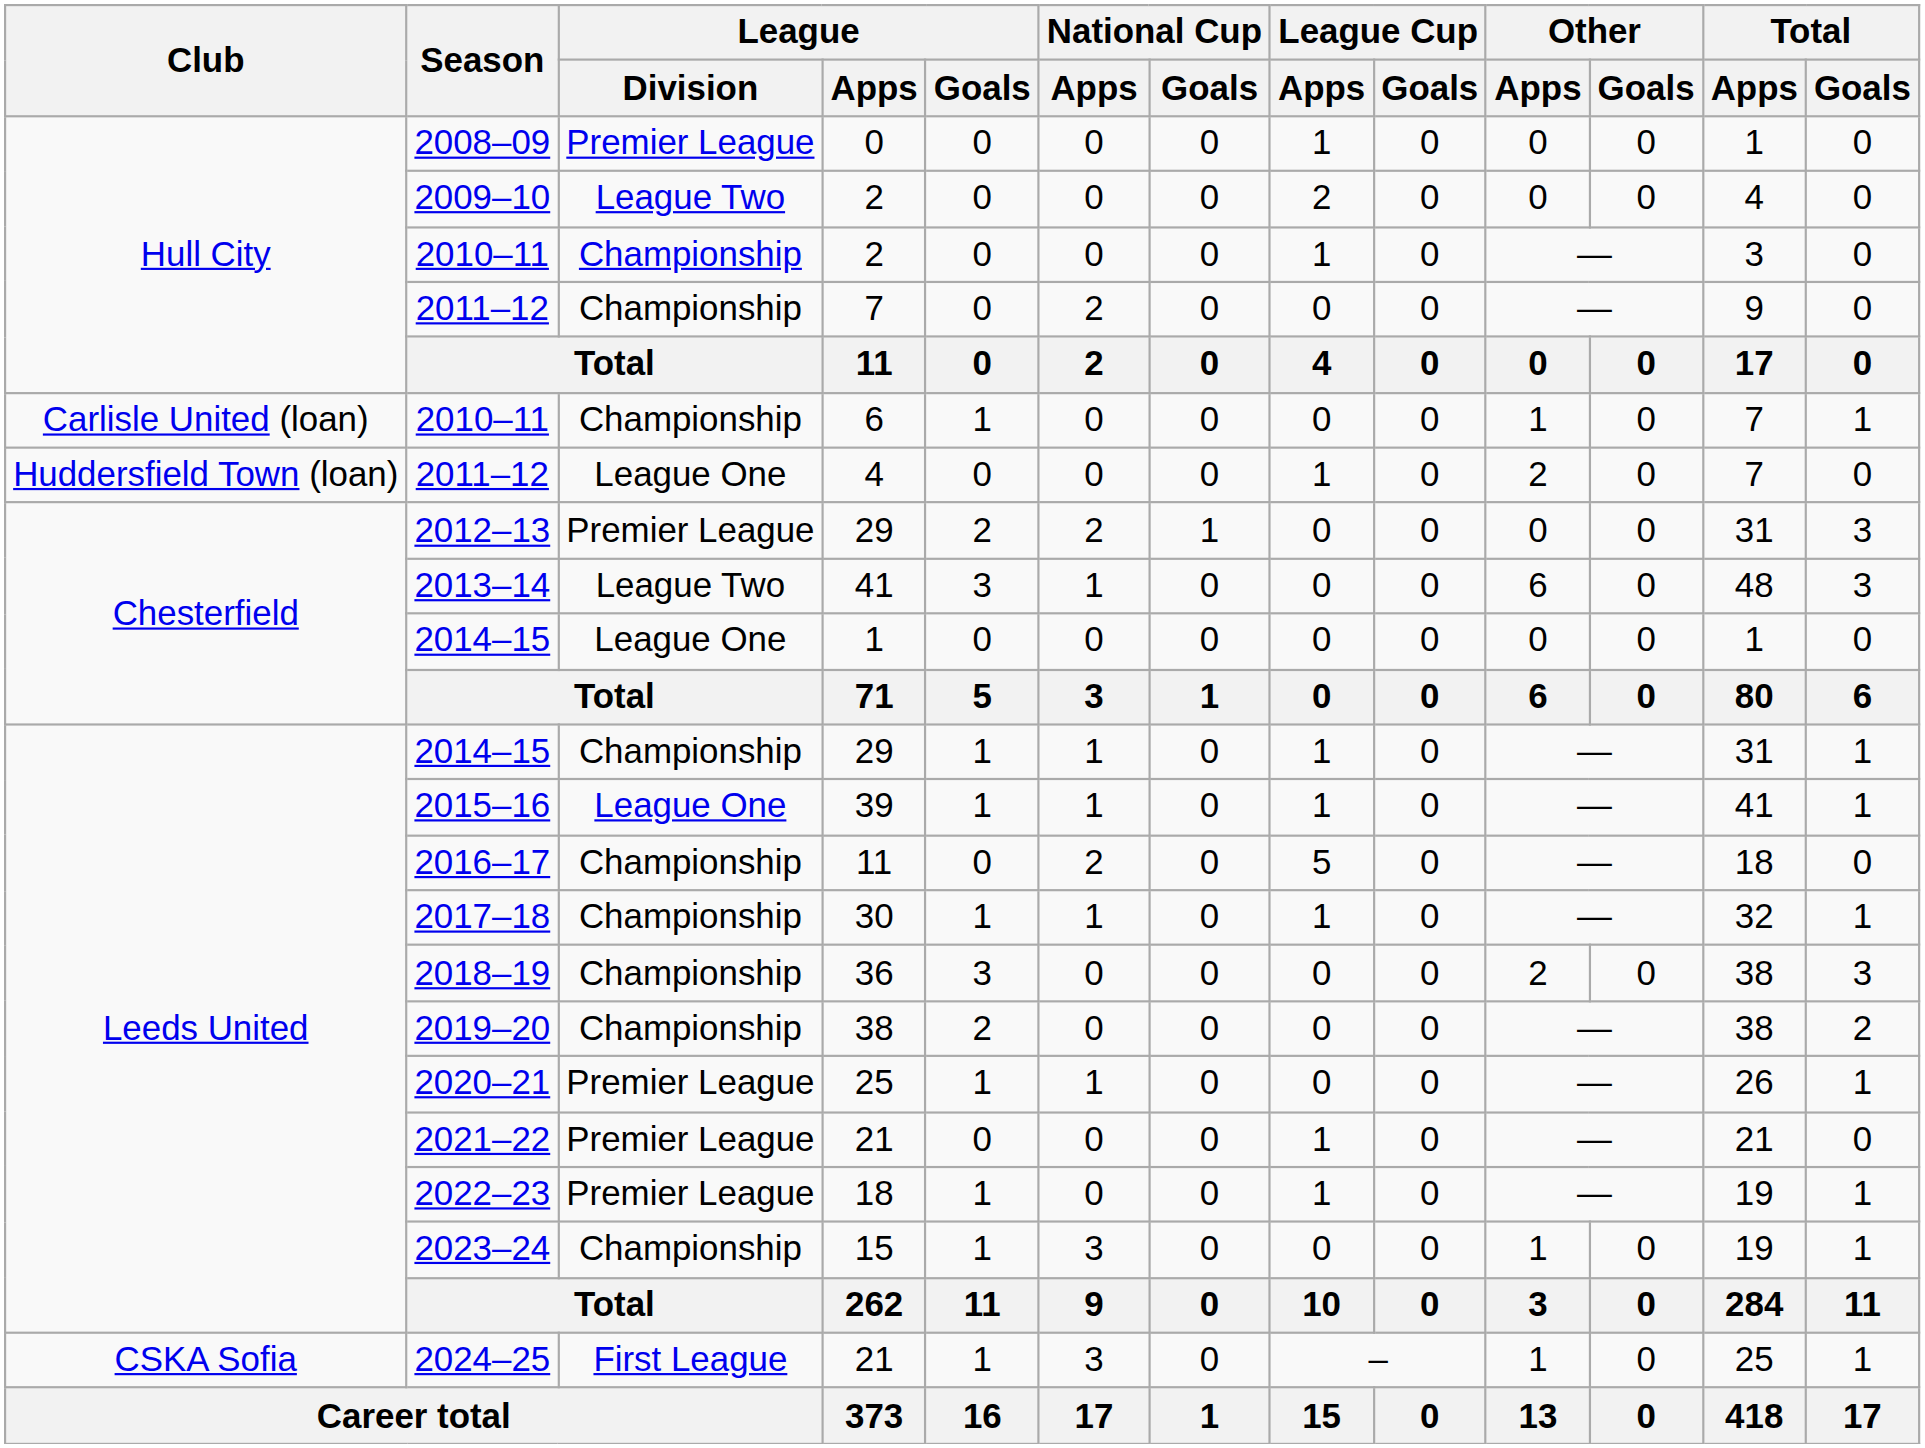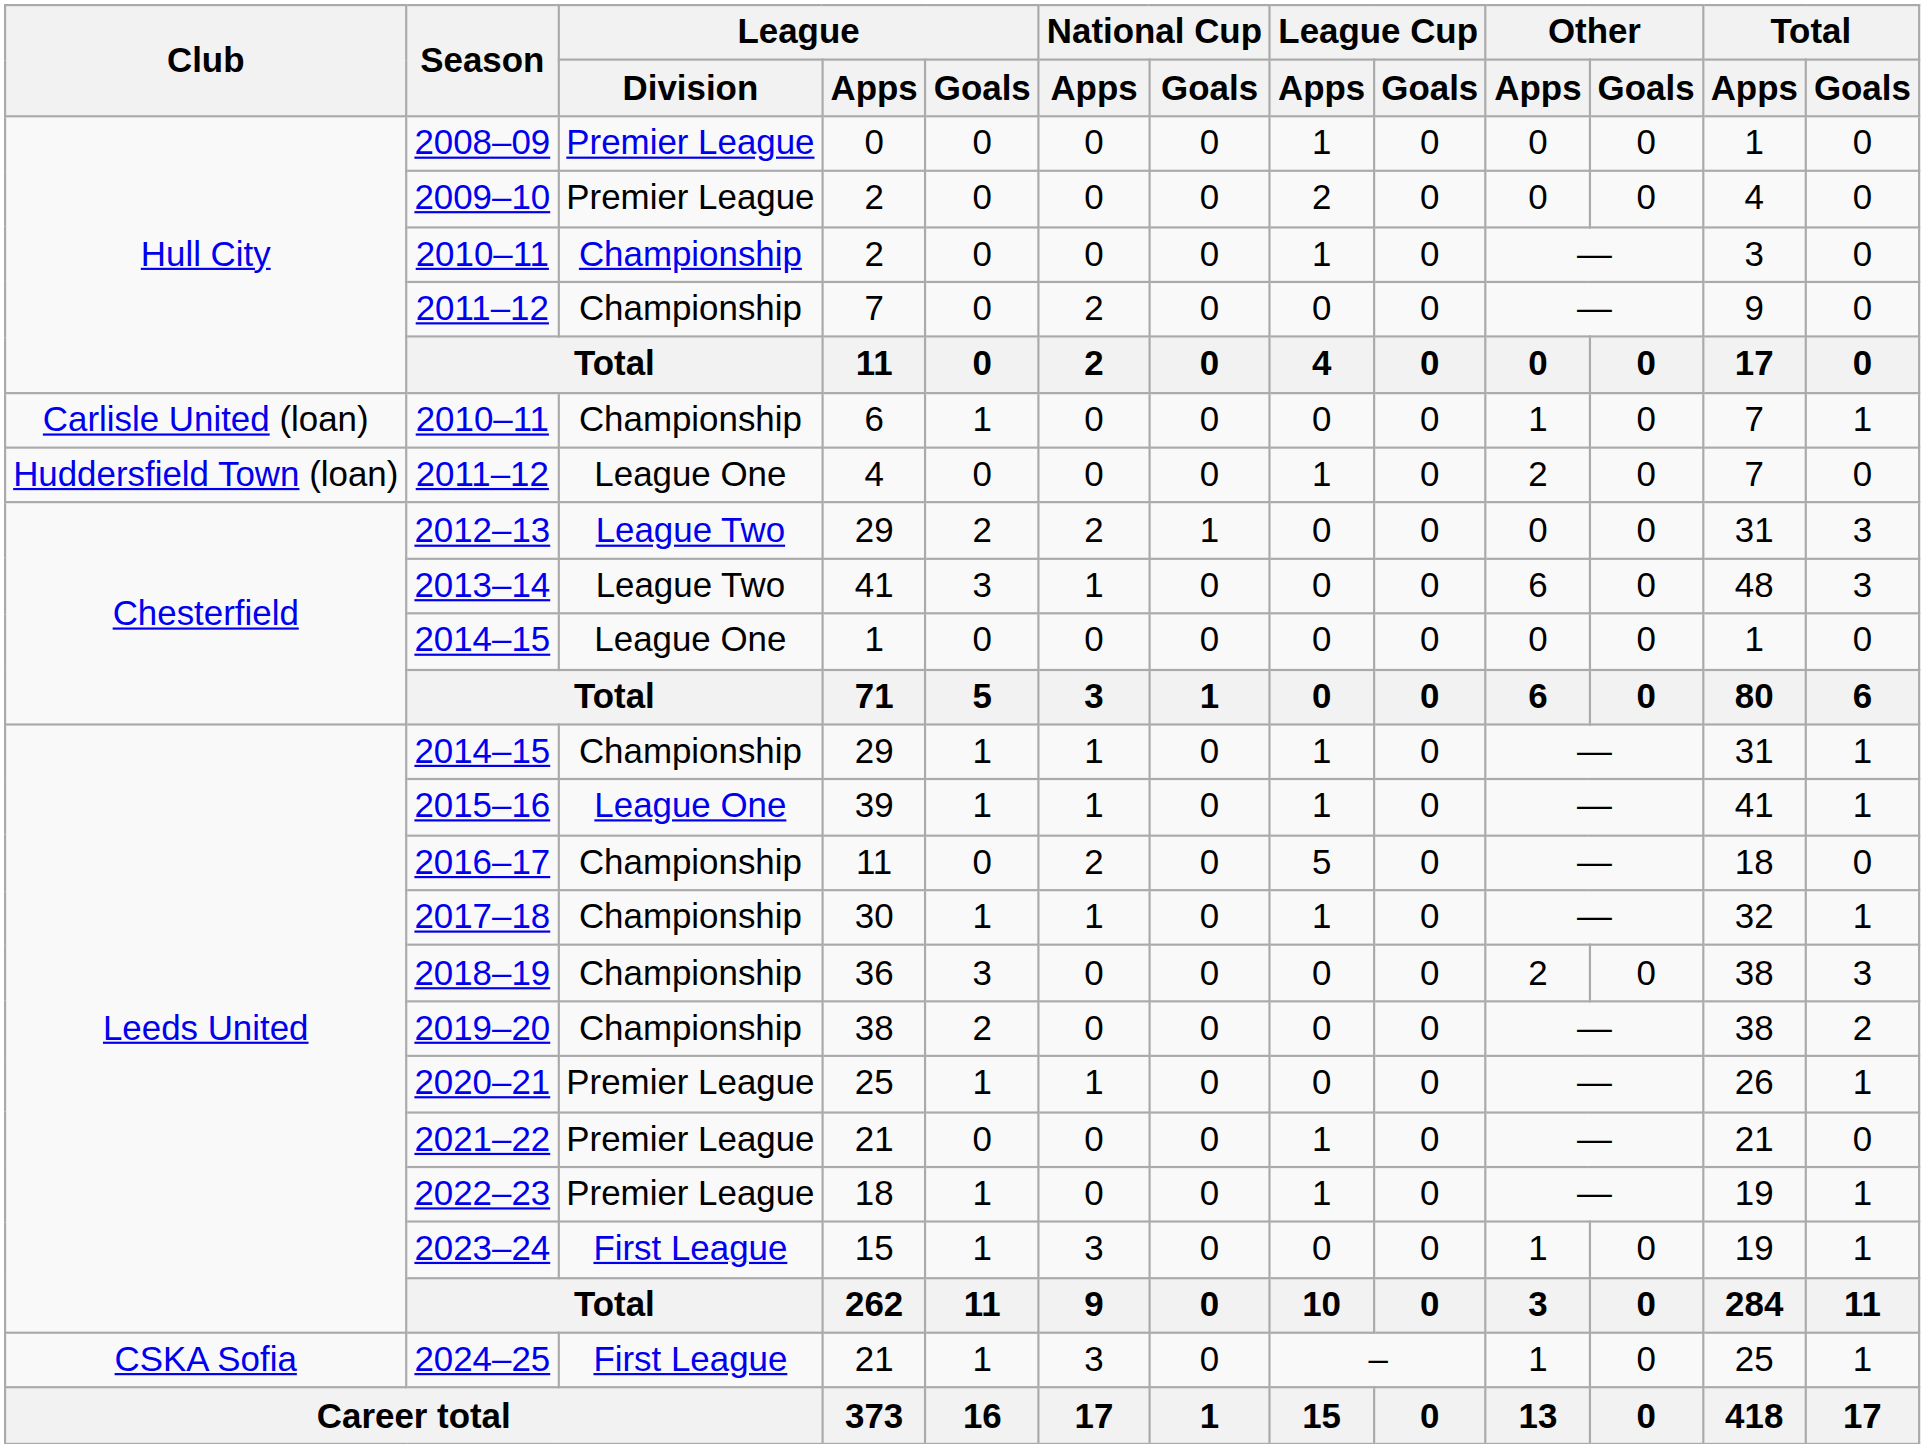(690, 198) League Two -> (690, 198) Premier League
(690, 530) Premier League -> (690, 530) League Two
(690, 1249) Championship -> (690, 1249) First League
